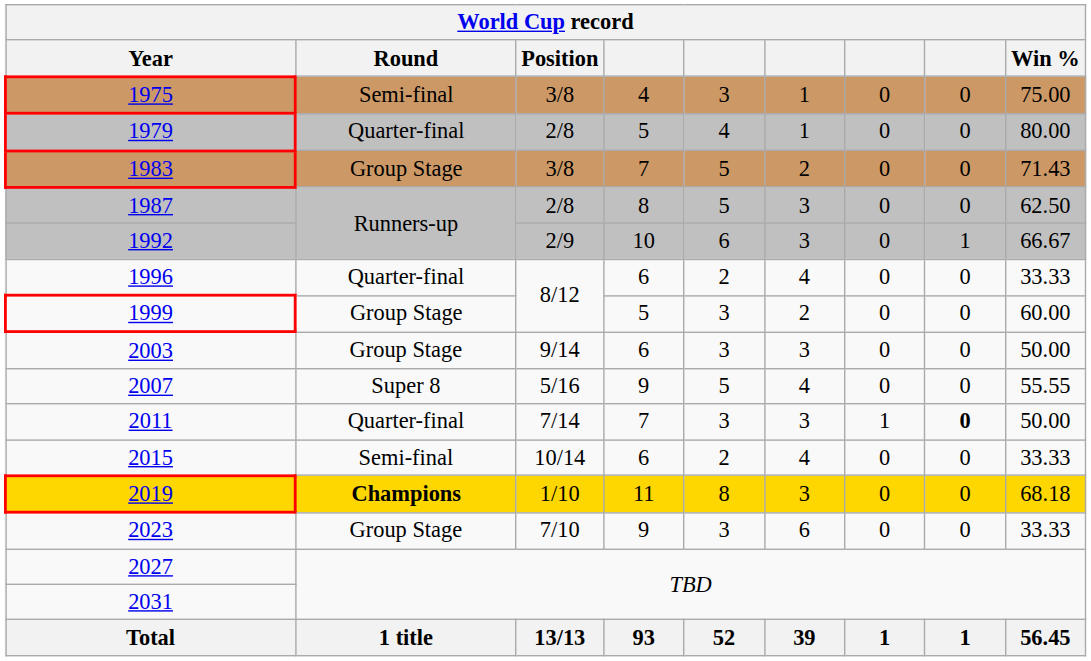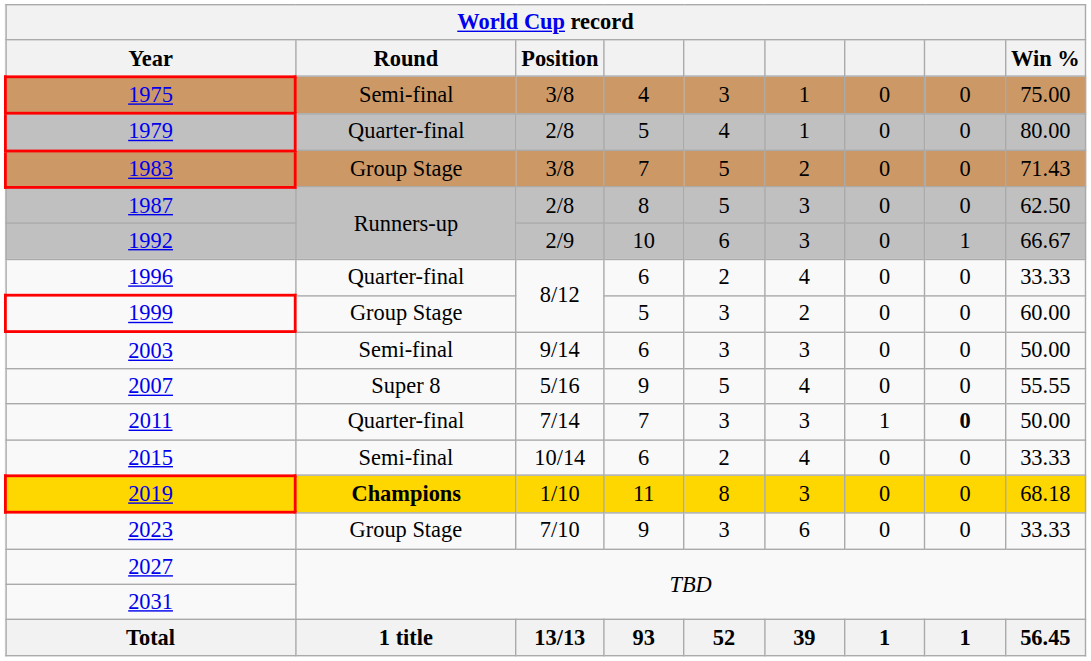(406, 350) Group Stage -> (406, 350) Semi-final
